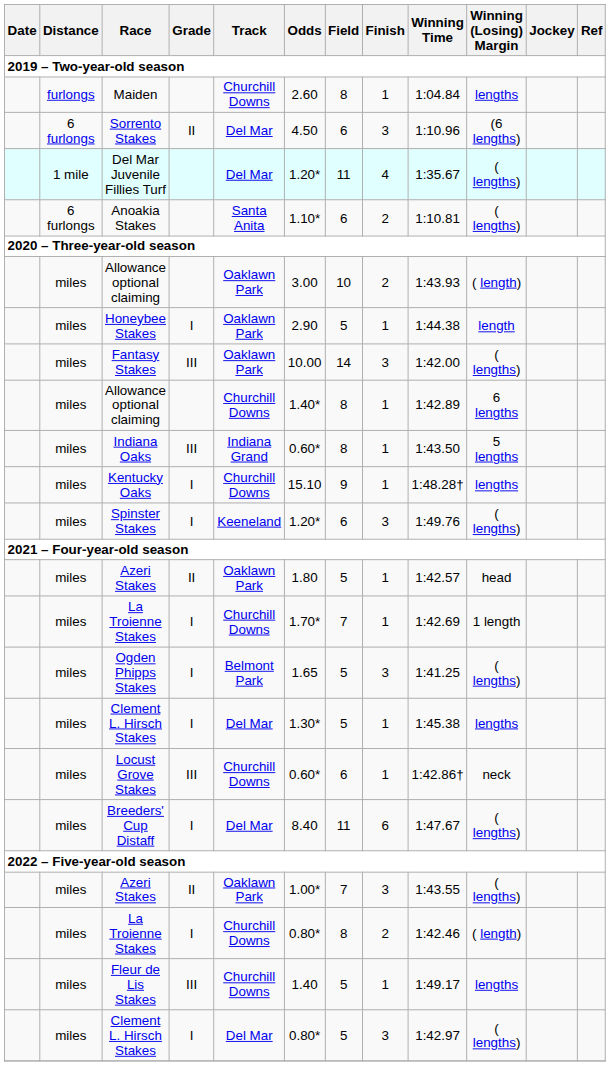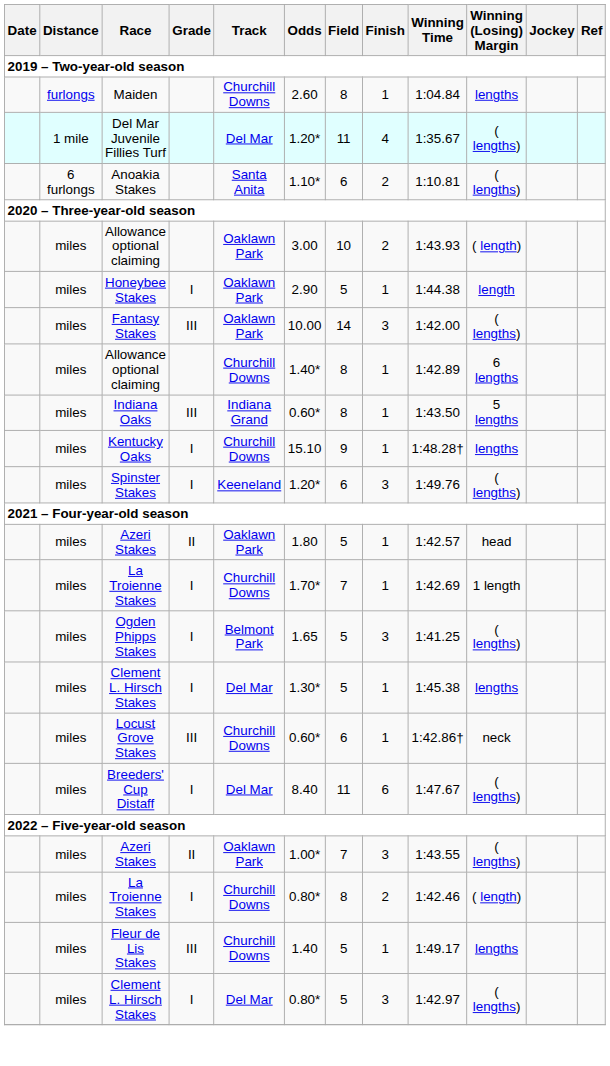- row: (71, 131)
